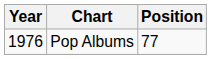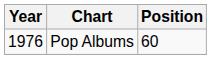(150, 41) 77 -> (150, 41) 60
